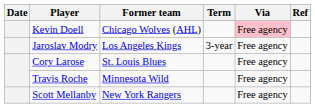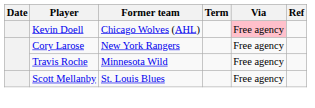- row: (65, 45)
(134, 62) St. Louis Blues -> (140, 45) New York Rangers
(142, 95) New York Rangers -> (133, 78) St. Louis Blues
